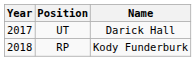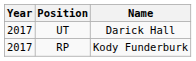(20, 47) 2018 -> (20, 47) 2017
